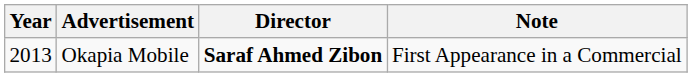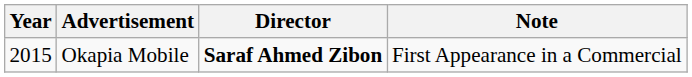(31, 54) 2013 -> (31, 54) 2015
